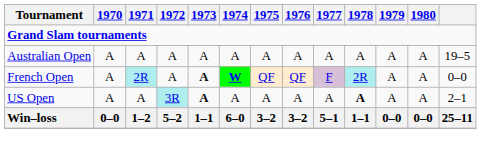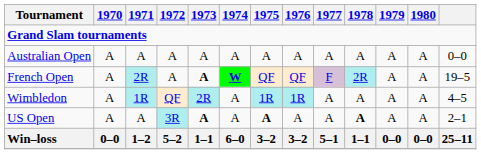(457, 55) 19–5 -> (457, 55) 0–0
(457, 76) 0–0 -> (457, 76) 19–5
+ row: (37, 96)
(266, 96) normal -> (266, 117) bold
